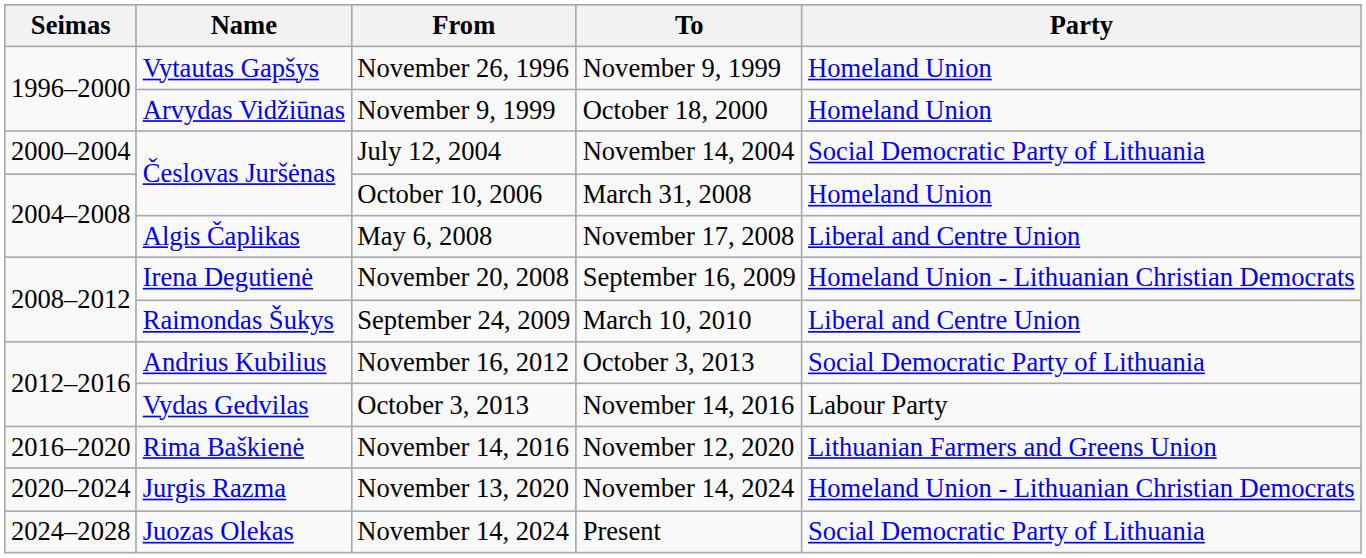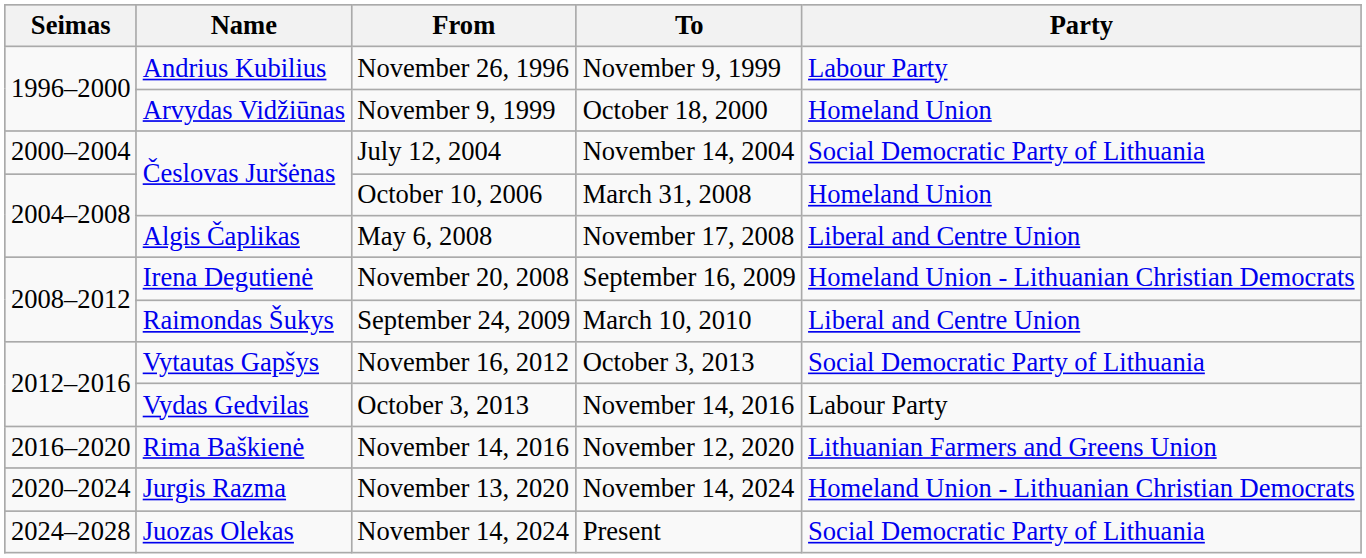(231, 67) Vytautas Gapšys -> (235, 67) Andrius Kubilius
(900, 67) Homeland Union -> (878, 67) Labour Party
(235, 362) Andrius Kubilius -> (231, 362) Vytautas Gapšys
